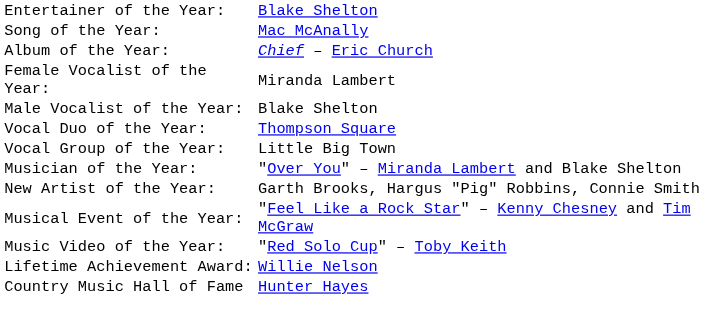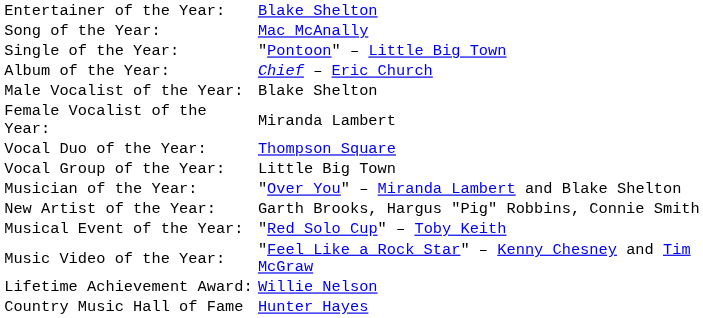+ row: (92, 51)
rows swapped: (124, 109) <-> (105, 80)
(474, 218) "Feel Like a Rock Star" – Kenny Chesney and Tim McGraw -> (382, 229) "Red Solo Cup" – Toby Keith
(382, 247) "Red Solo Cup" – Toby Keith -> (474, 258) "Feel Like a Rock Star" – Kenny Chesney and Tim McGraw
